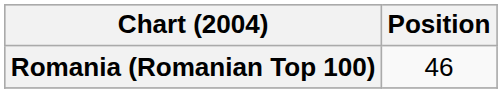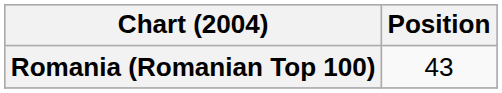(439, 66) 46 -> (439, 66) 43
